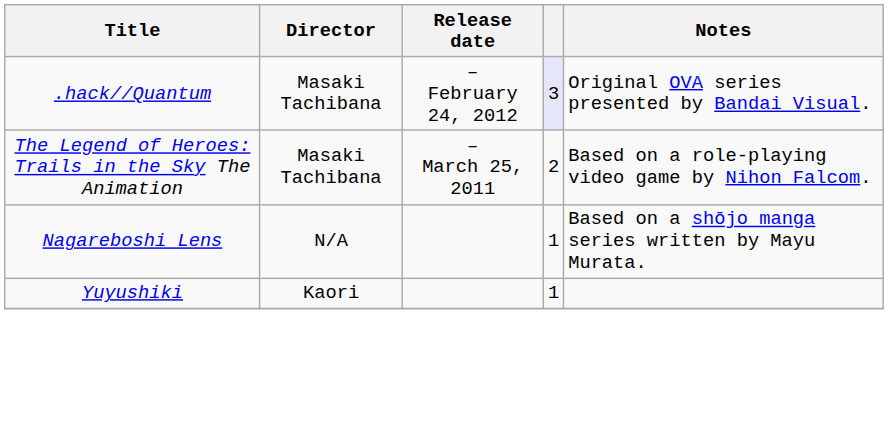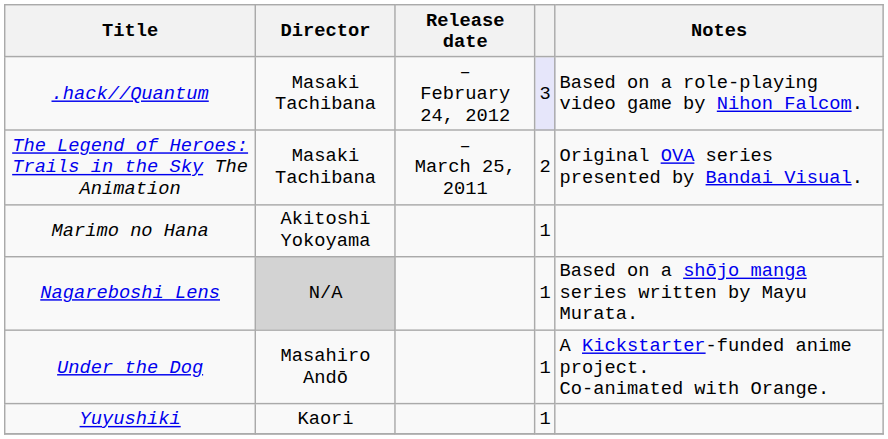(720, 94) Original OVA series presented by Bandai Visual. -> (711, 94) Based on a role-playing video game by Nihon Falcom.
(720, 167) Based on a role-playing video game by Nihon Falcom. -> (711, 167) Original OVA series presented by Bandai Visual.
+ row: (130, 230)
(331, 241) no background -> (326, 293) lightgrey background
+ row: (130, 367)
